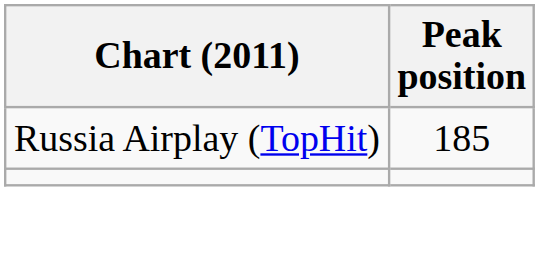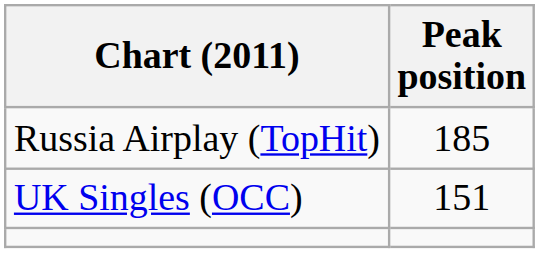+ row: (158, 197)
